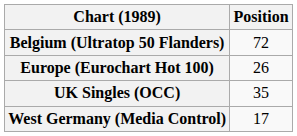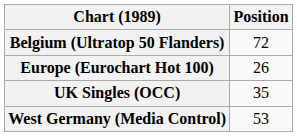(261, 118) 17 -> (261, 118) 53
